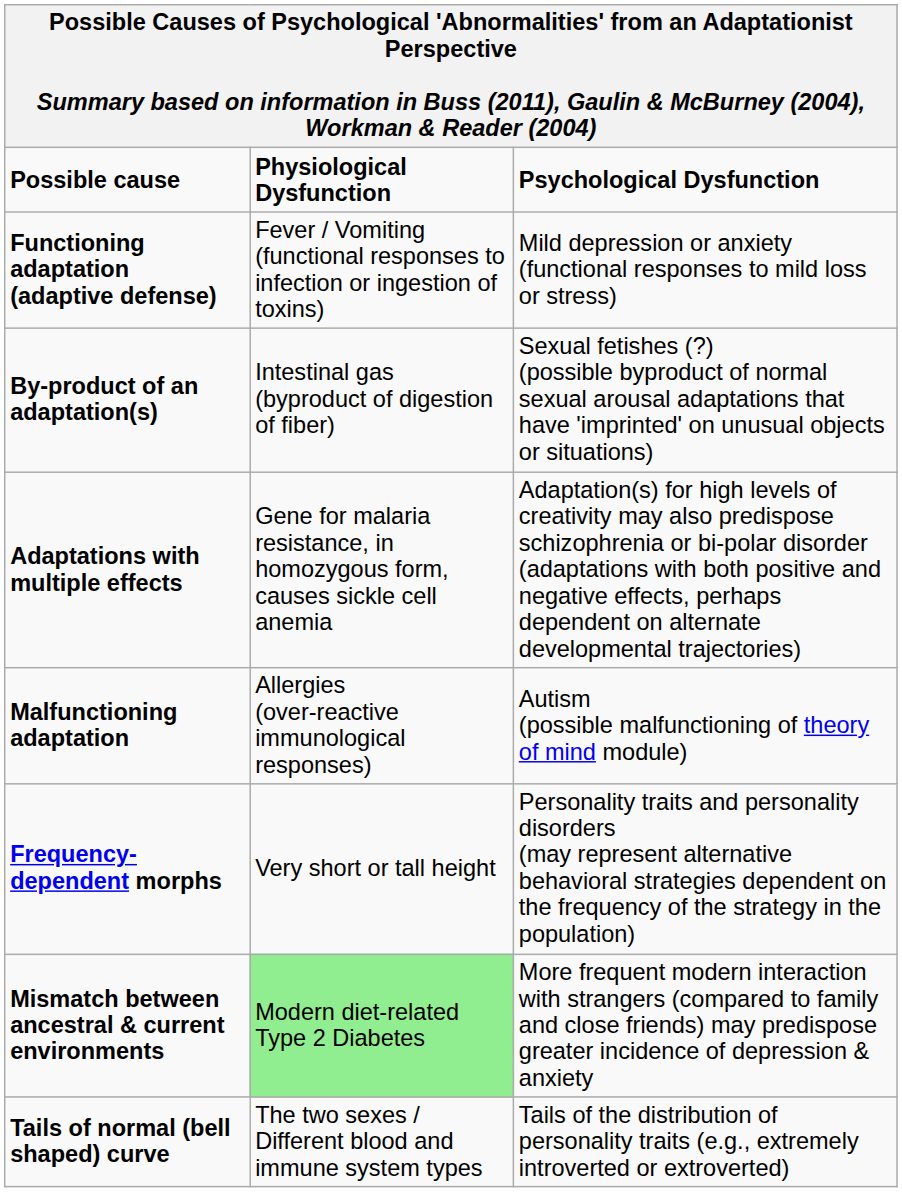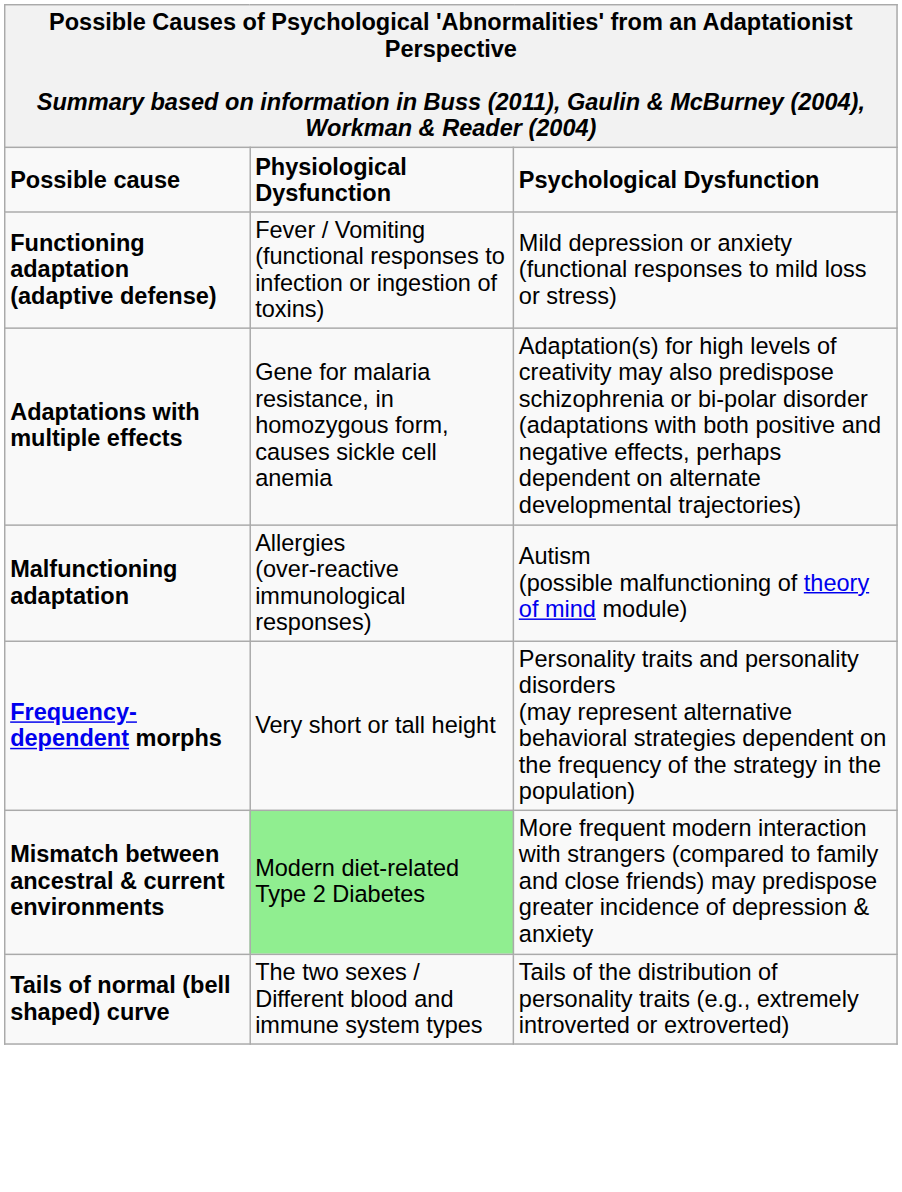- row: (104, 399)
